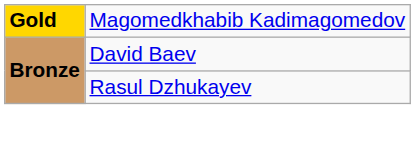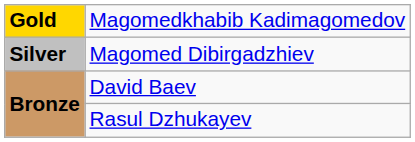+ row: (202, 53)
